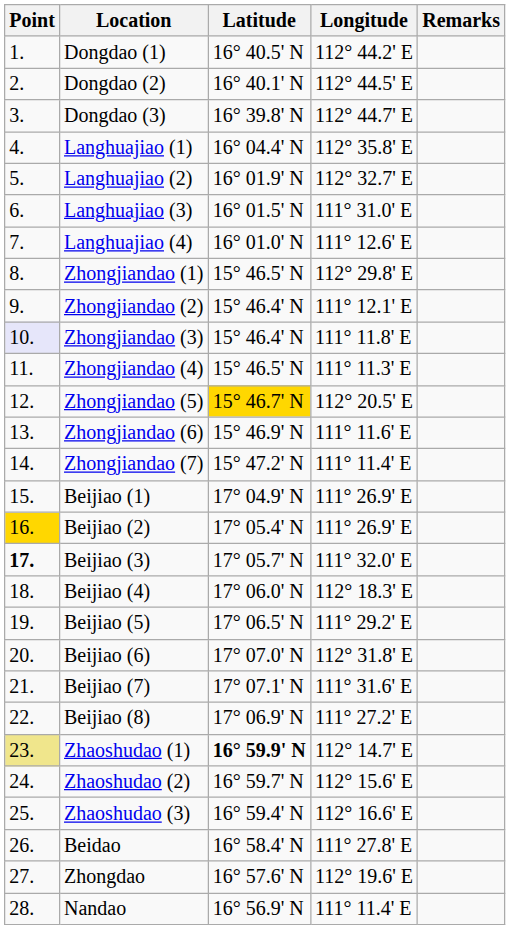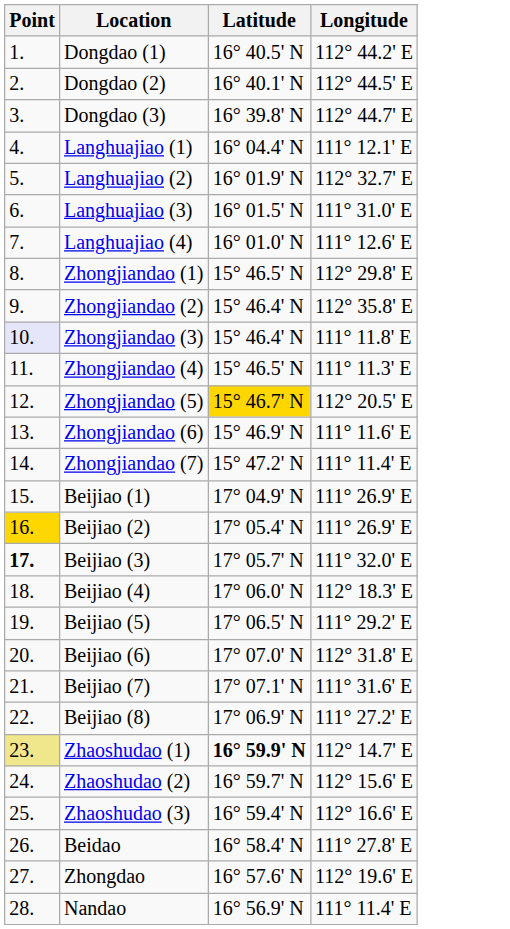- column: (461, 20)
(364, 147) 112° 35.8' E -> (364, 147) 111° 12.1' E
(364, 305) 111° 12.1' E -> (364, 305) 112° 35.8' E
